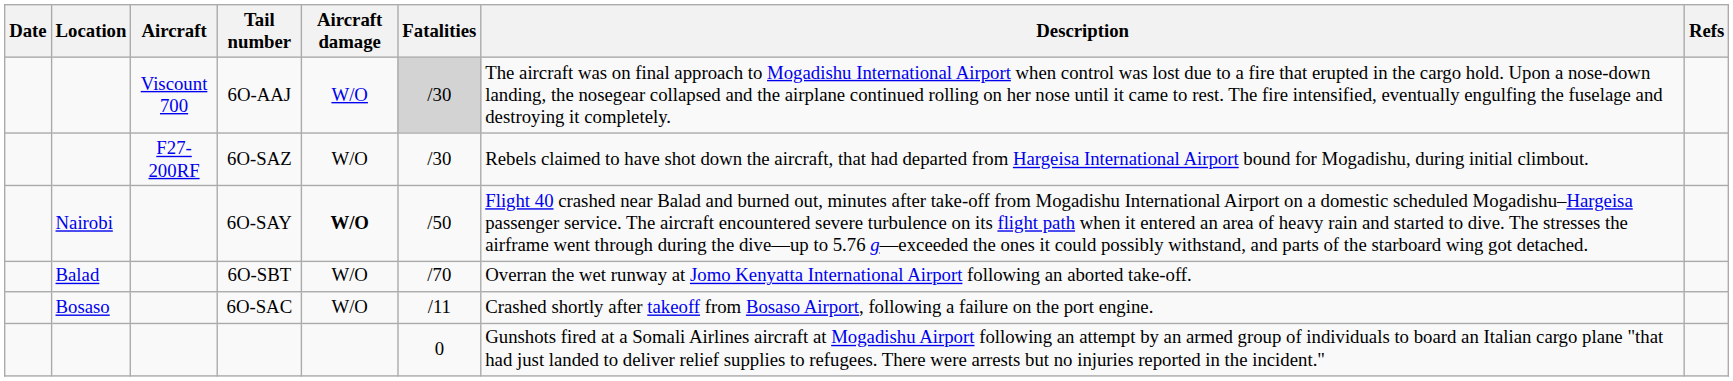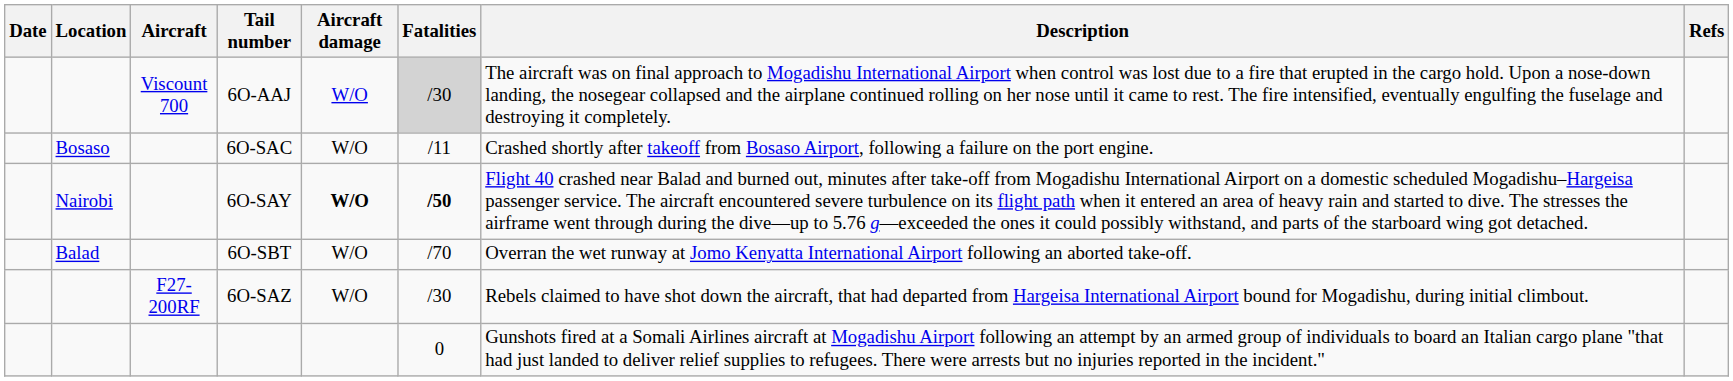rows swapped: (259, 306) <-> (259, 158)
(439, 222) normal -> (439, 200) bold
